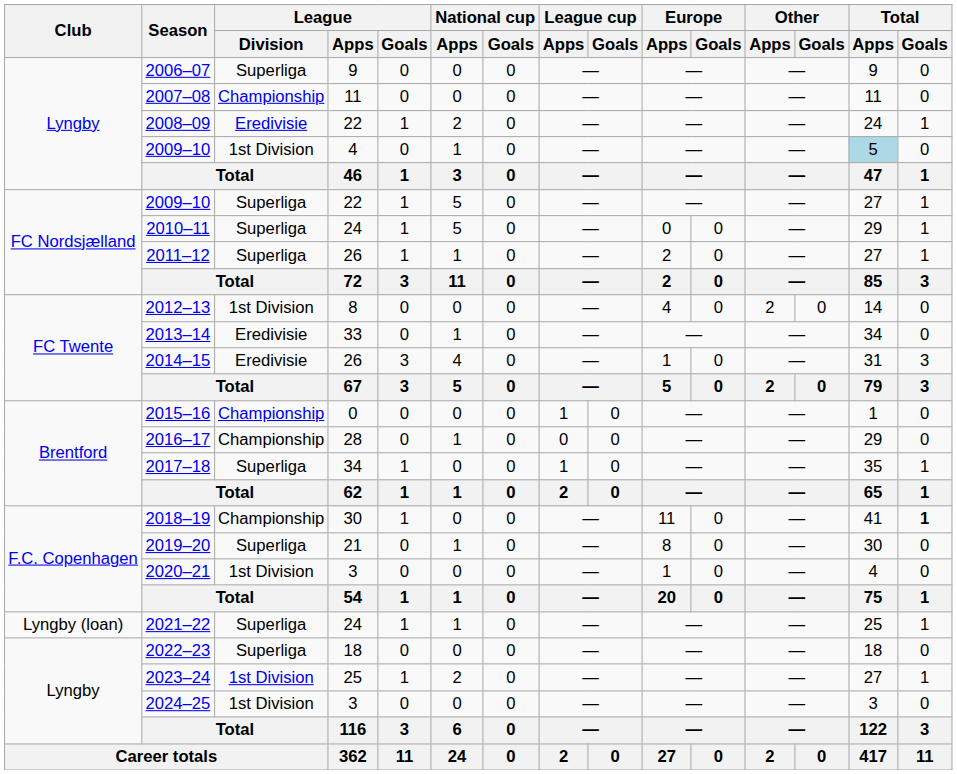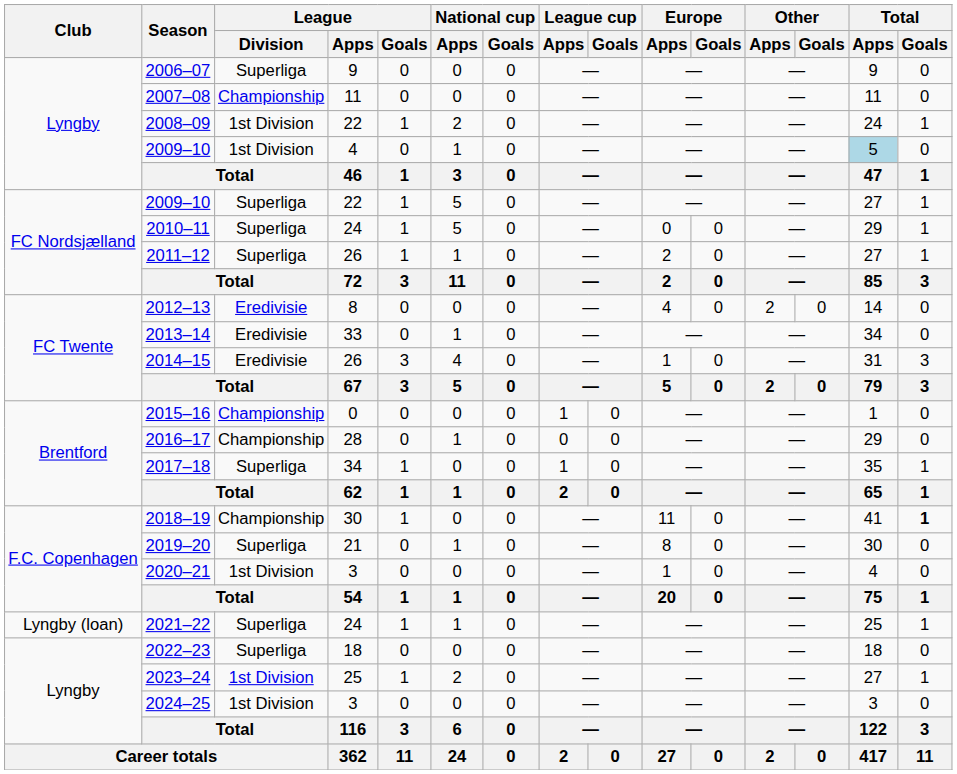(271, 123) Eredivisie -> (271, 123) 1st Division
(271, 307) 1st Division -> (271, 307) Eredivisie
